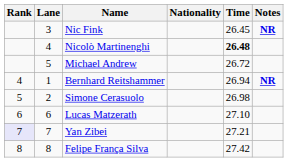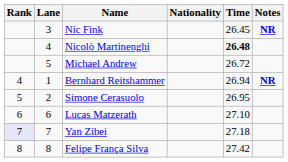(238, 98) 26.98 -> (238, 98) 26.95
(238, 132) 27.21 -> (238, 132) 27.18
